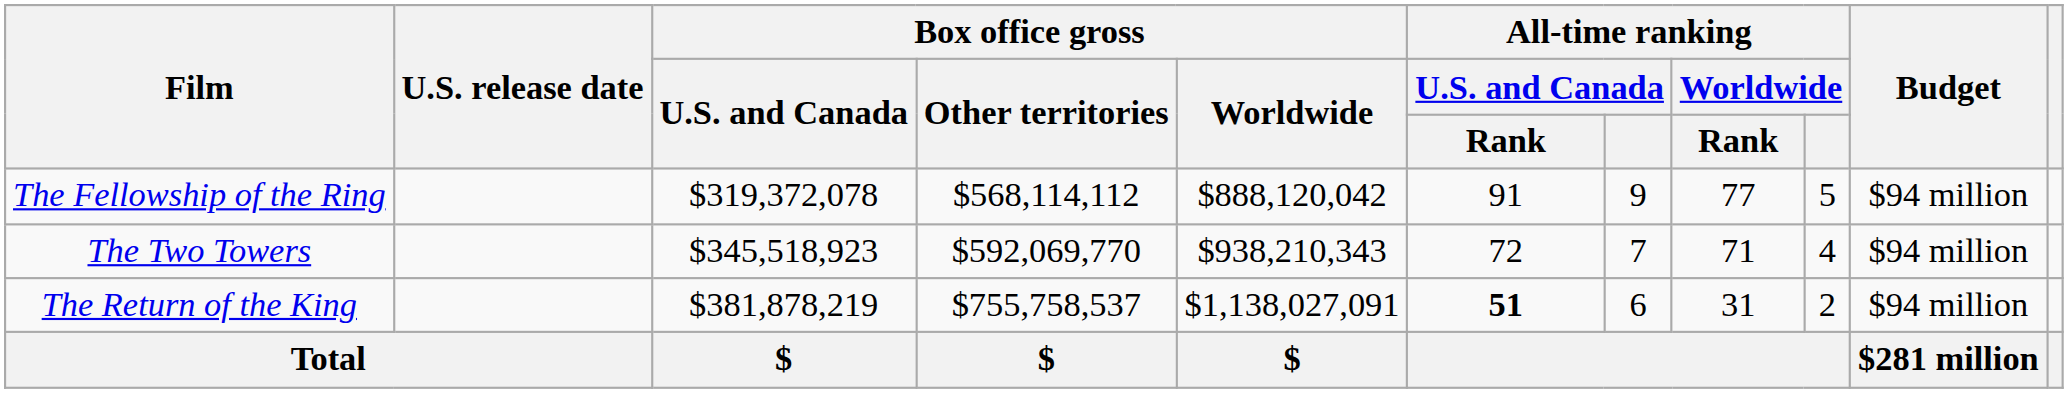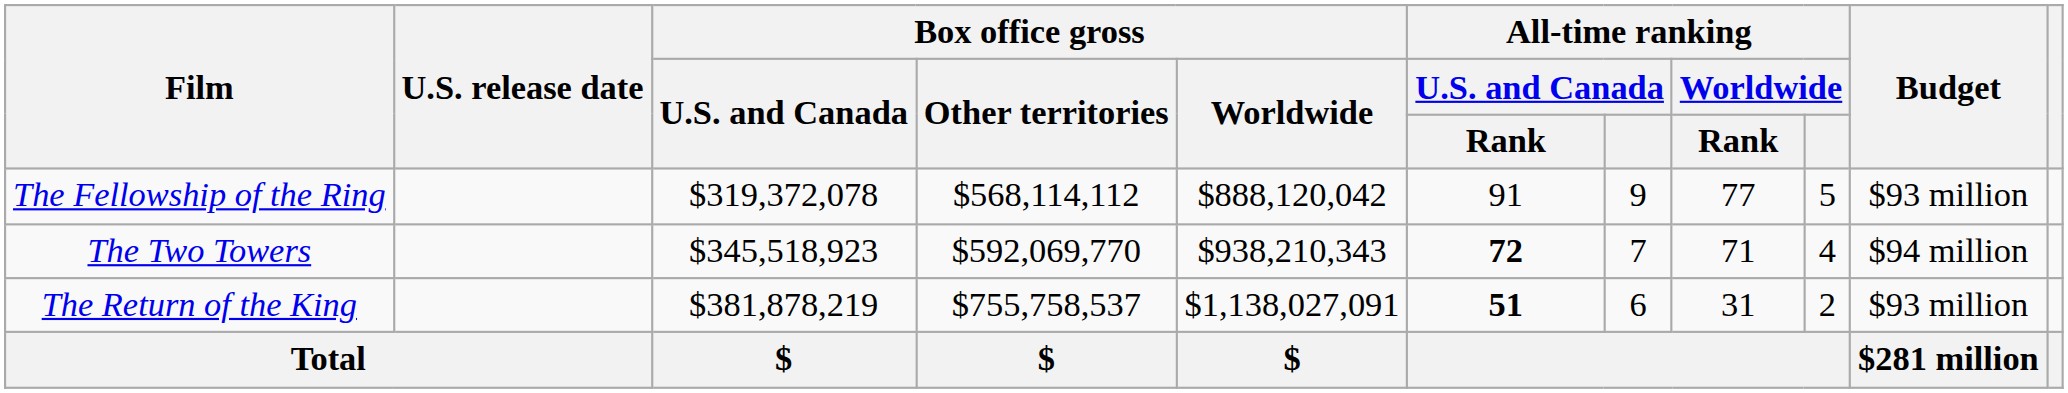(1948, 195) $94 million -> (1948, 195) $93 million
(1506, 250) normal -> (1506, 250) bold
(1948, 304) $94 million -> (1948, 304) $93 million
